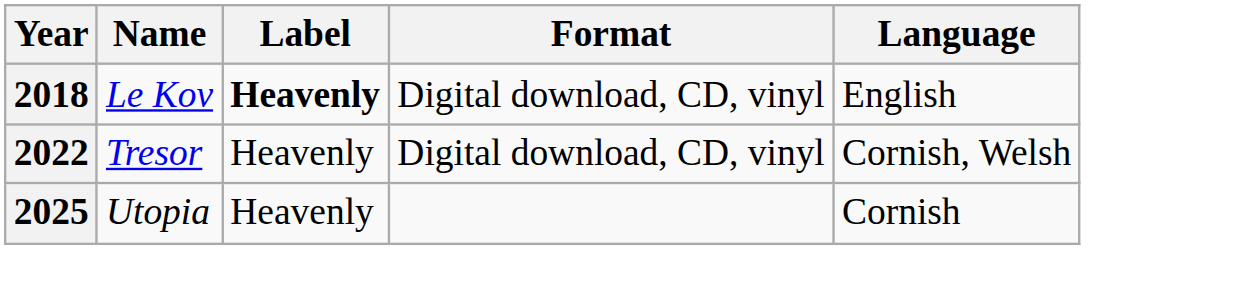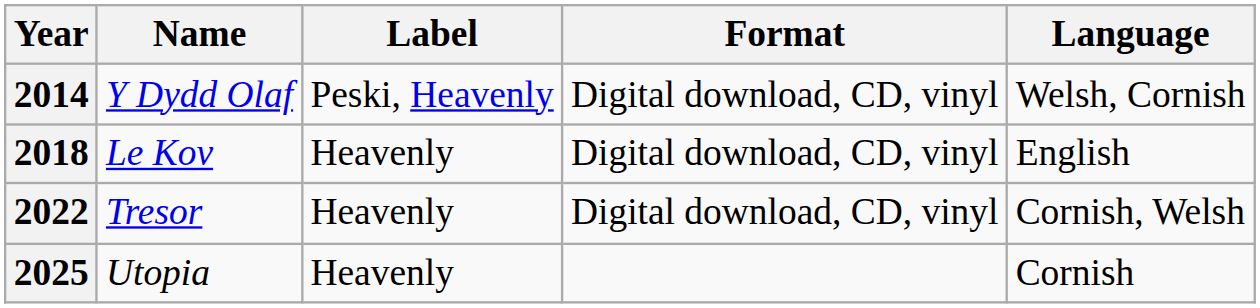+ row: (51, 93)
(305, 93) bold -> (382, 152) normal
